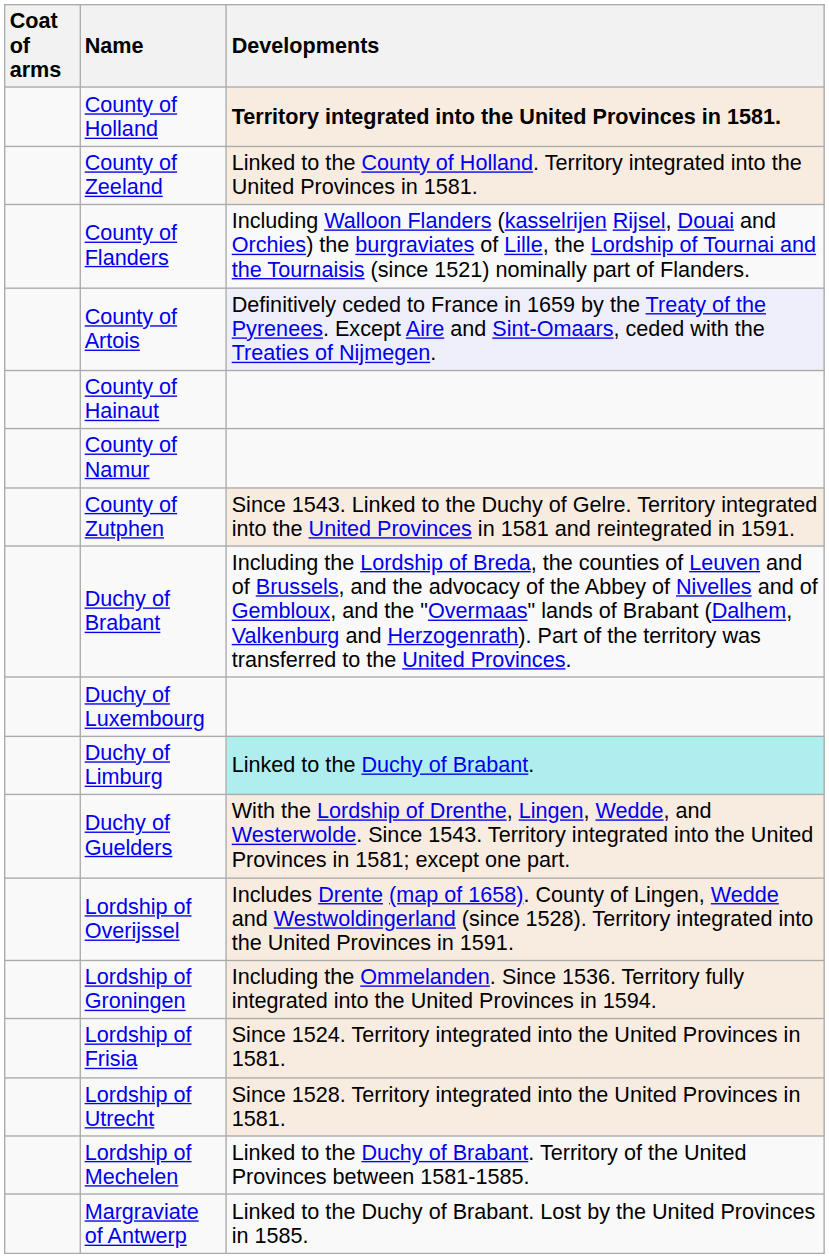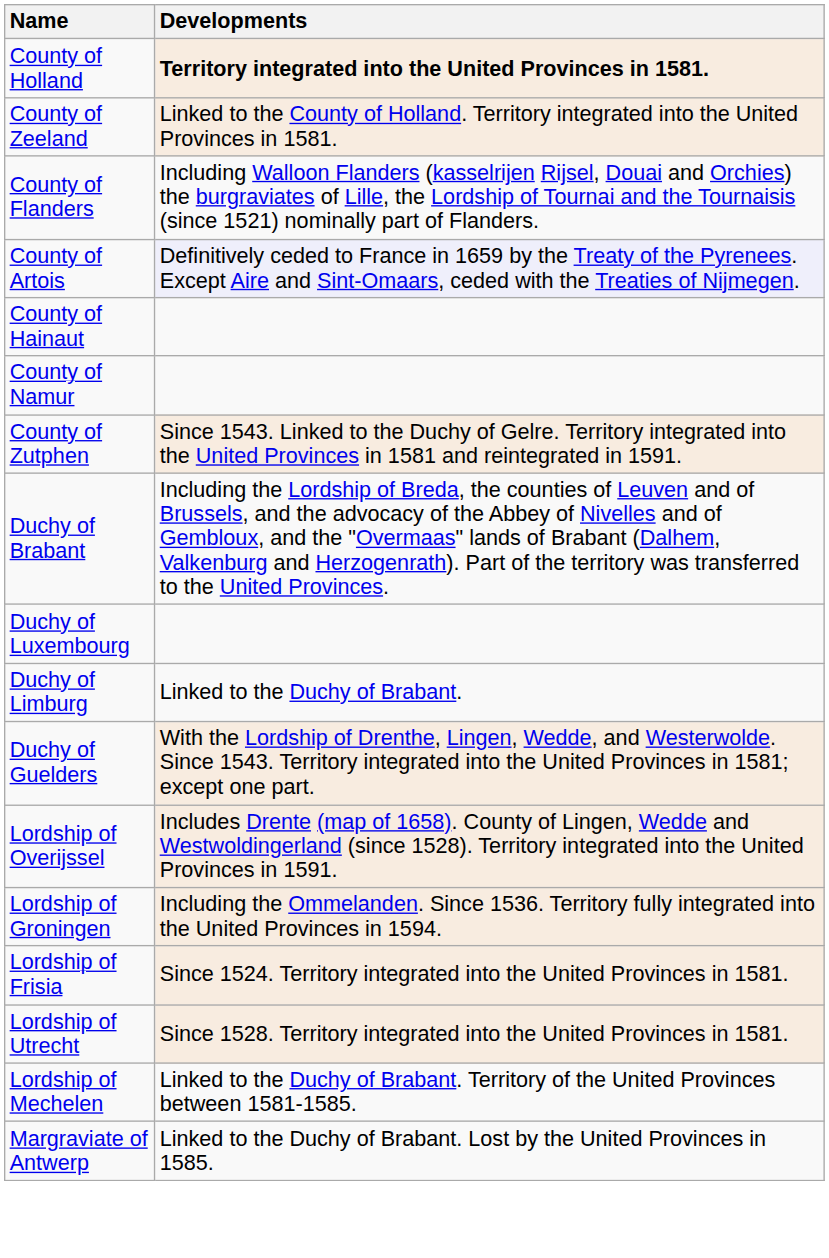- column: (35, 45)
(383, 765) paleturquoise background -> (311, 692) no background
